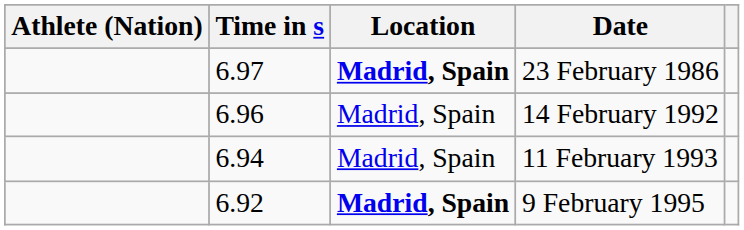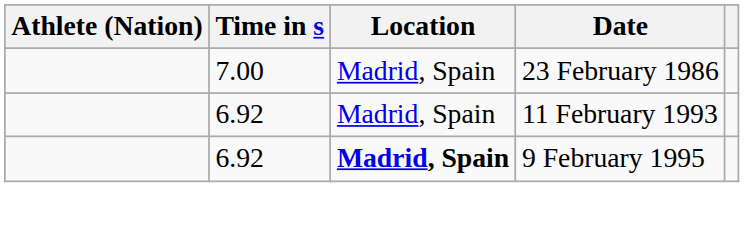(240, 70) 6.97 -> (240, 70) 7.00
(423, 70) bold -> (416, 70) normal
- row: (620, 114)
(240, 158) 6.94 -> (240, 114) 6.92
